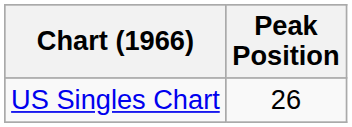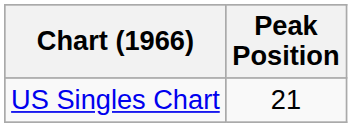(286, 99) 26 -> (286, 99) 21
